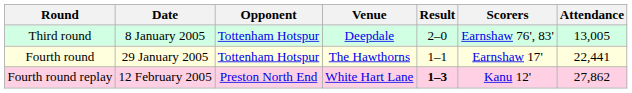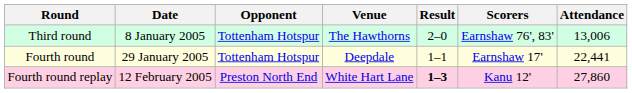(369, 35) Deepdale -> (369, 35) The Hawthorns
(592, 35) 13,005 -> (592, 35) 13,006
(369, 56) The Hawthorns -> (369, 56) Deepdale
(592, 77) 27,862 -> (592, 77) 27,860
